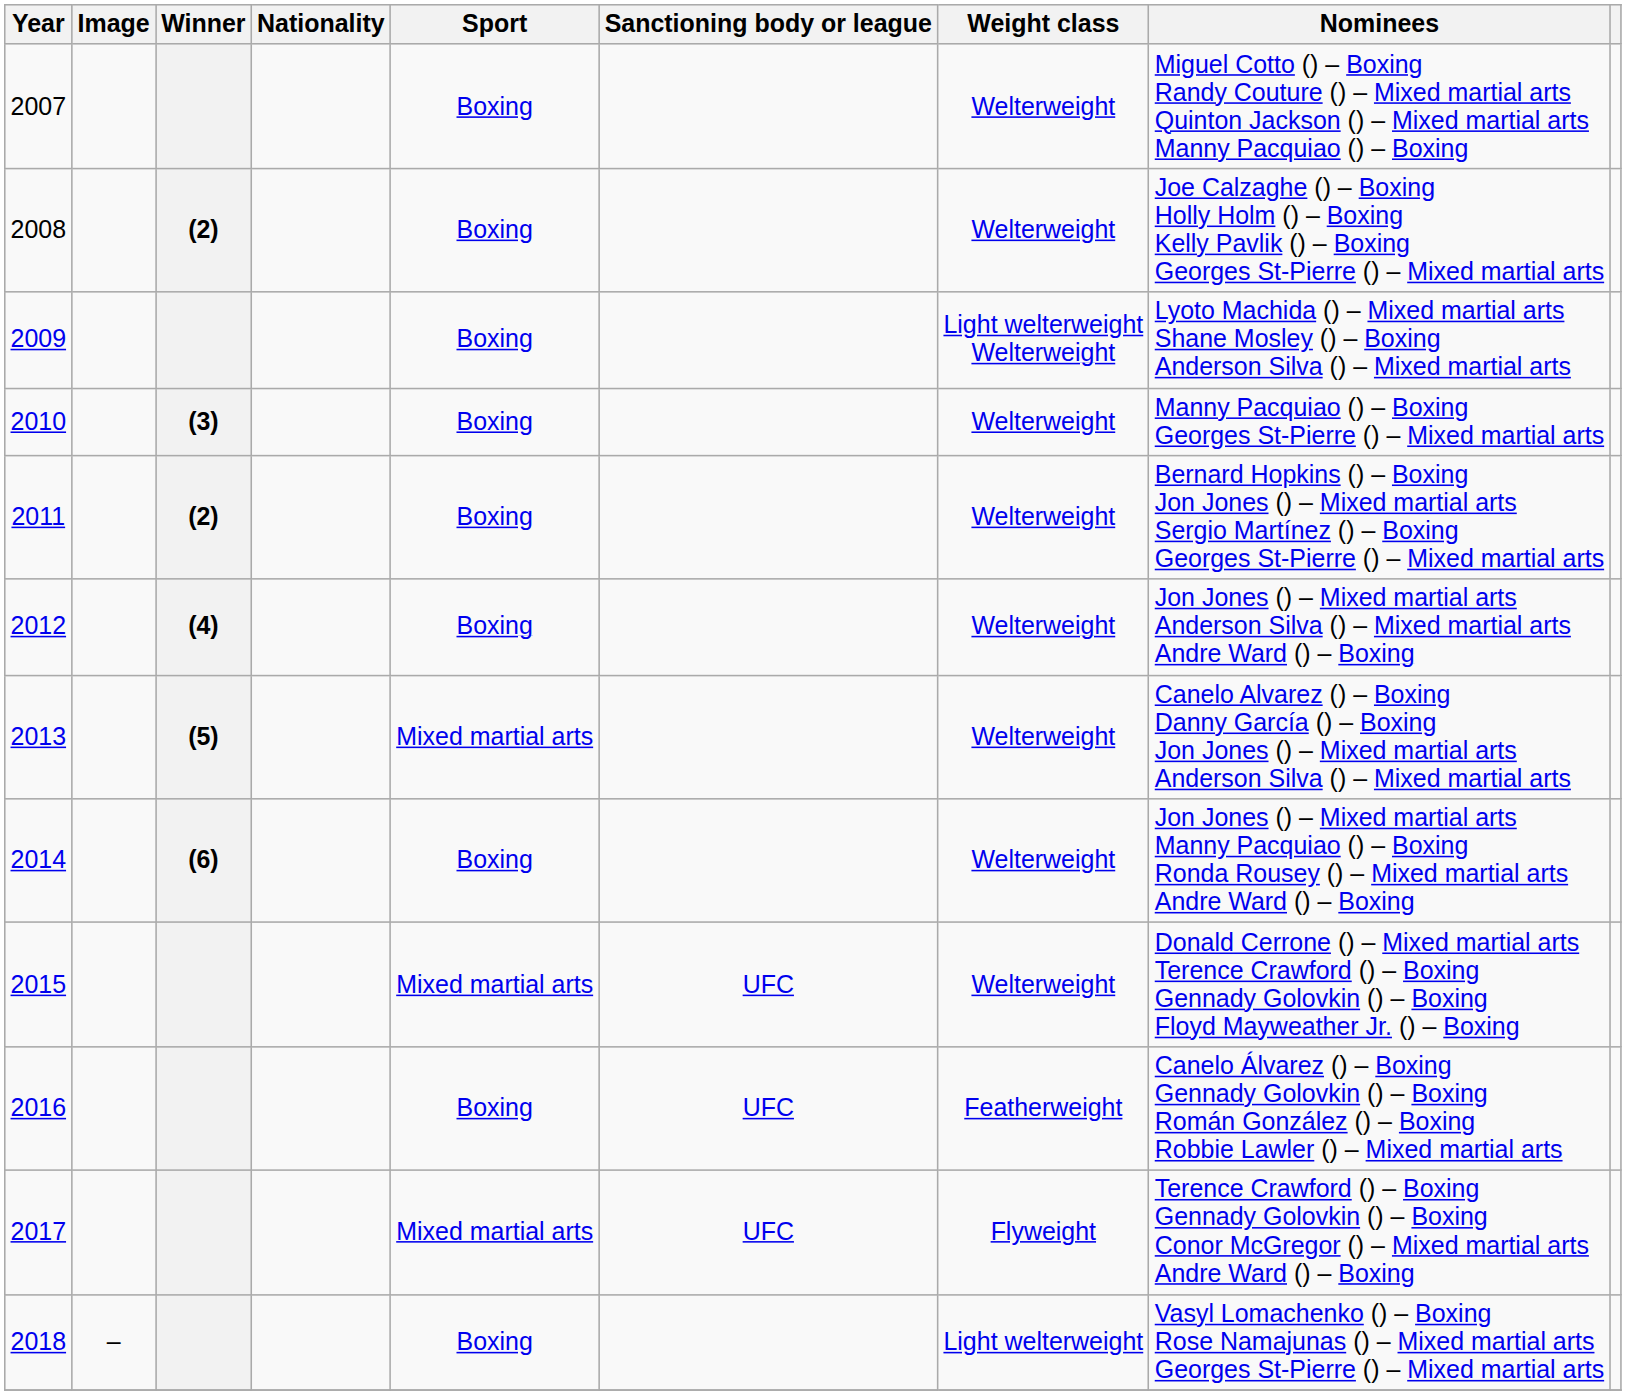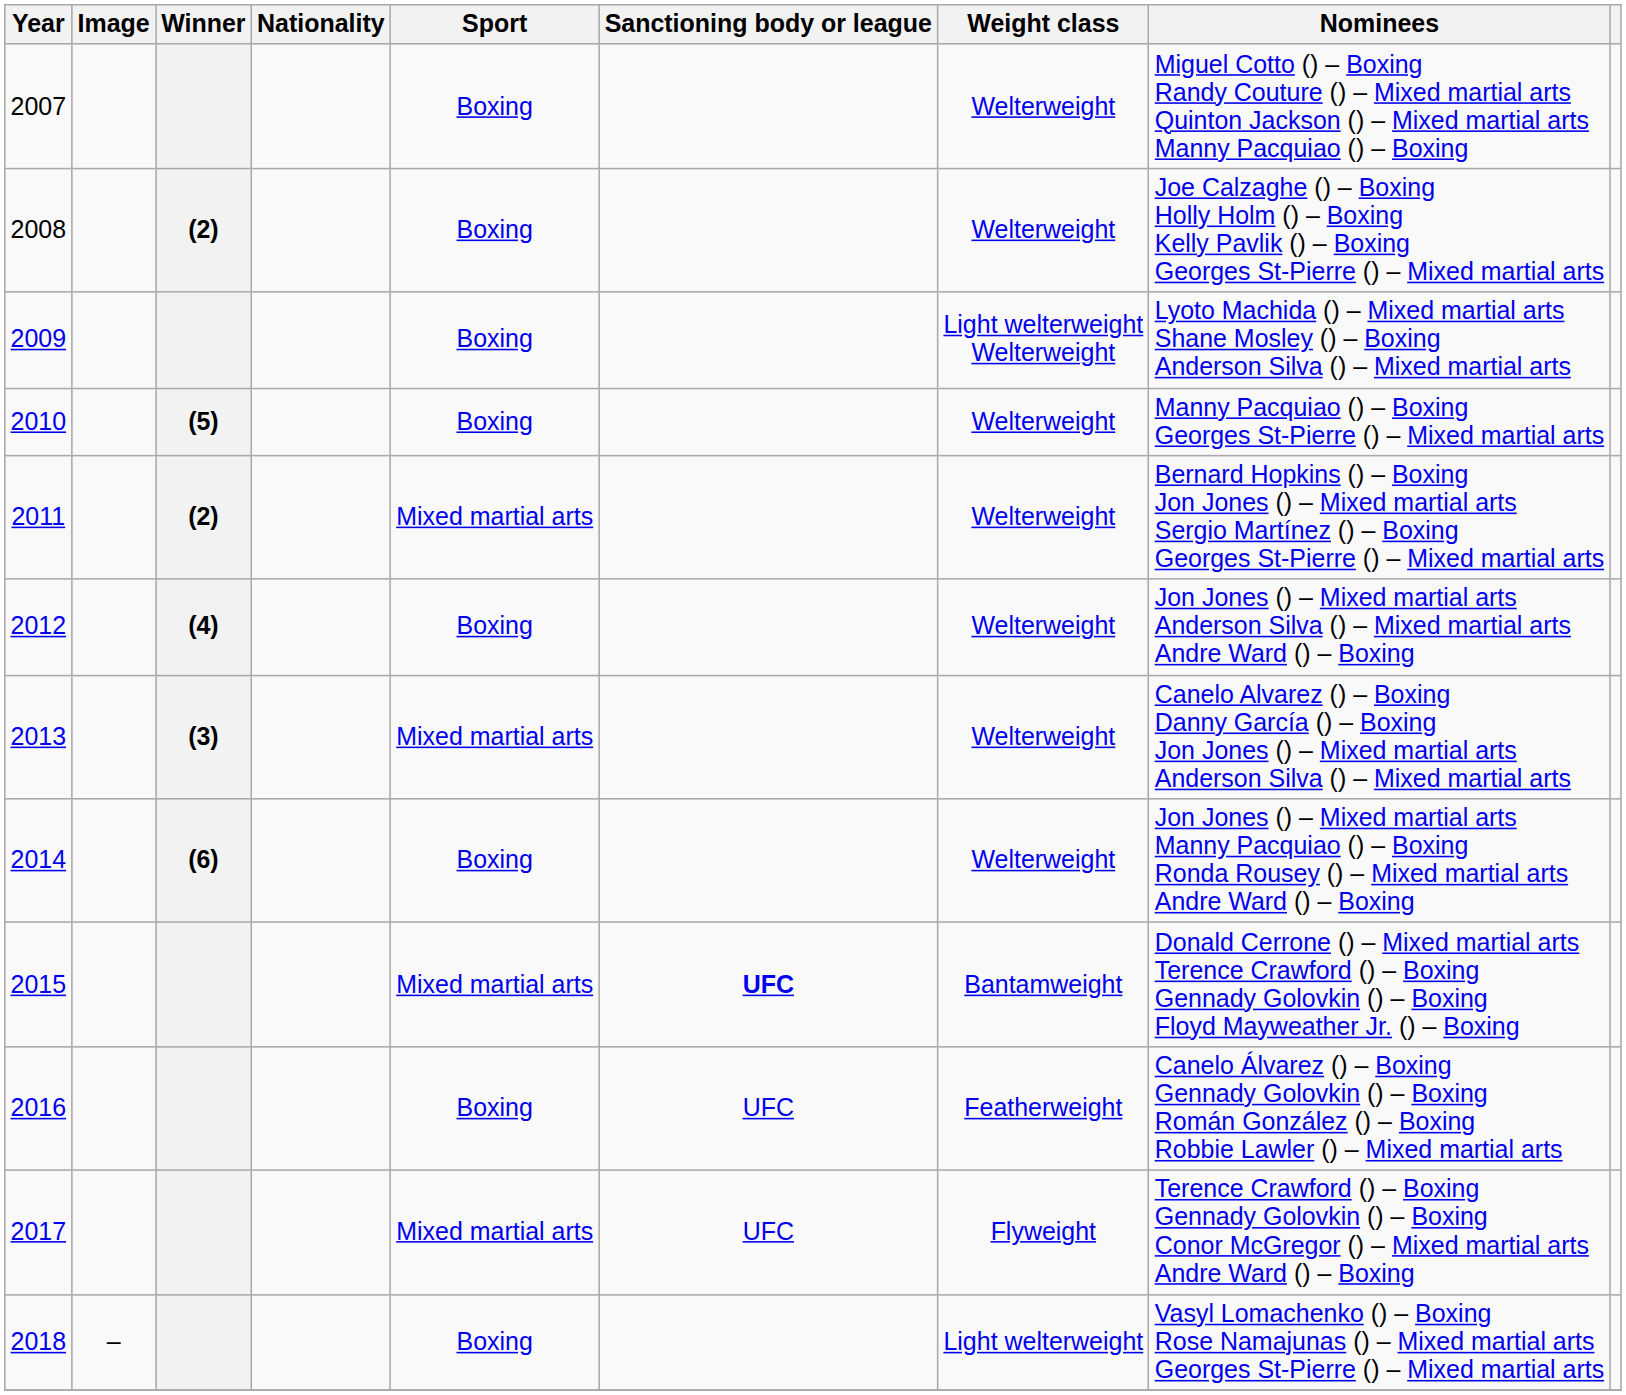(203, 421) (3) -> (203, 421) (5)
(495, 517) Boxing -> (495, 517) Mixed martial arts
(203, 736) (5) -> (203, 736) (3)
(768, 984) normal -> (768, 984) bold
(1043, 984) Welterweight -> (1043, 984) Bantamweight
